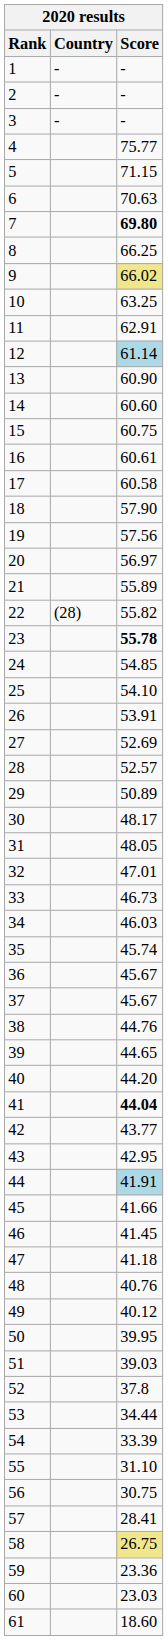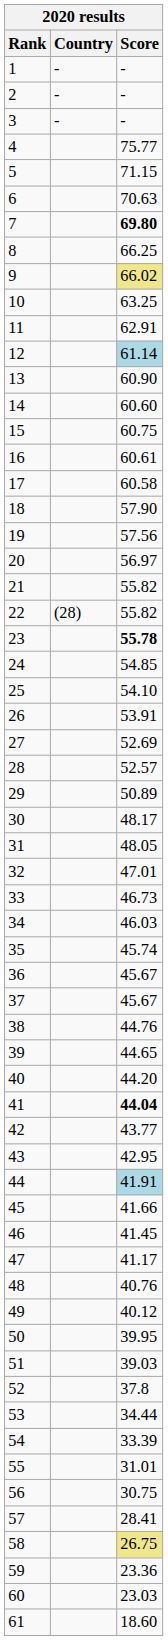(139, 586) 55.89 -> (139, 586) 55.82
(139, 1259) 41.18 -> (139, 1259) 41.17
(139, 1466) 31.10 -> (139, 1466) 31.01
